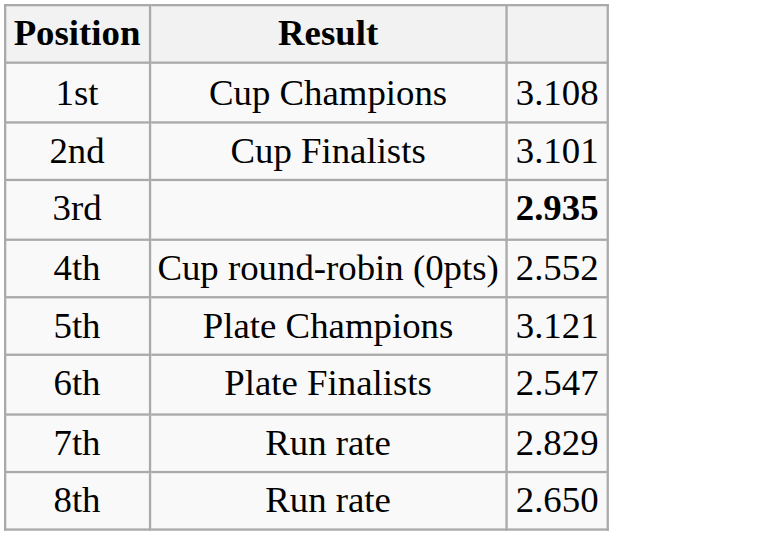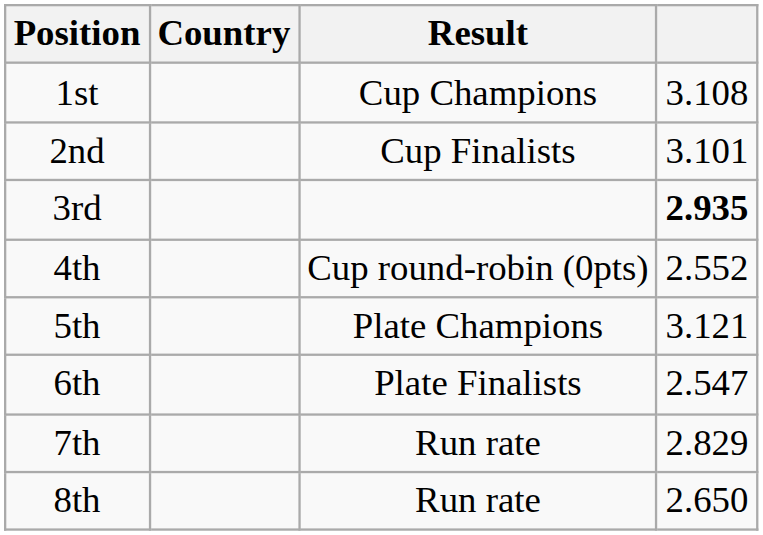+ column: (224, 33)
